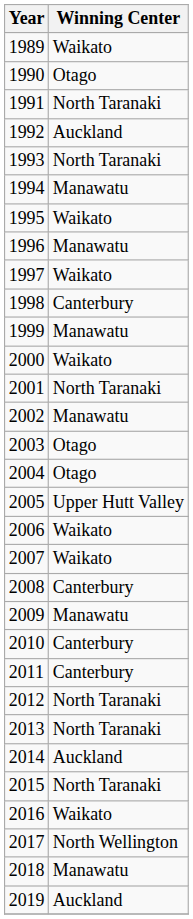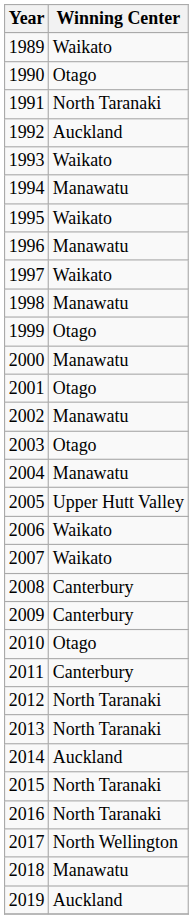(107, 160) North Taranaki -> (82, 160) Waikato
(93, 302) Canterbury -> (91, 302) Manawatu
(91, 331) Manawatu -> (75, 331) Otago
(82, 359) Waikato -> (91, 359) Manawatu
(107, 388) North Taranaki -> (75, 388) Otago
(75, 473) Otago -> (91, 473) Manawatu
(91, 615) Manawatu -> (93, 615) Canterbury
(93, 643) Canterbury -> (75, 643) Otago
(82, 814) Waikato -> (107, 814) North Taranaki
